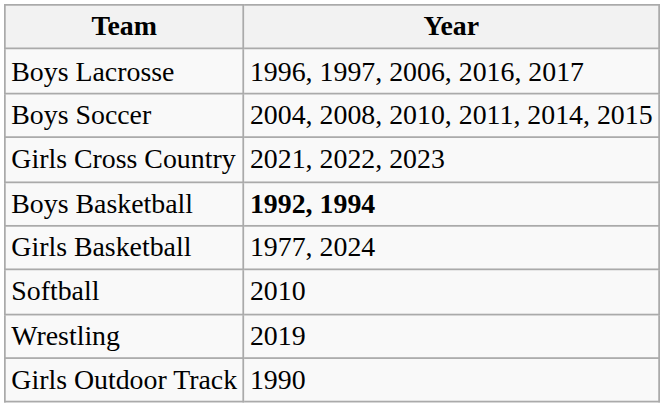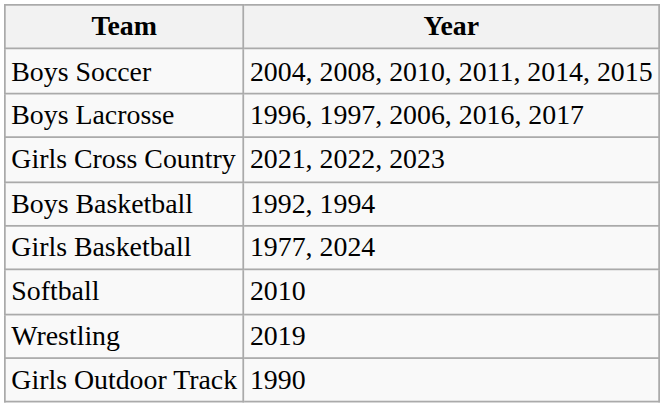rows swapped: (81, 114) <-> (93, 70)
(313, 203) bold -> (313, 203) normal
